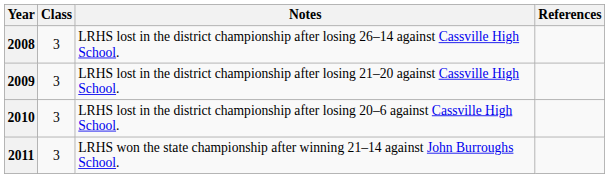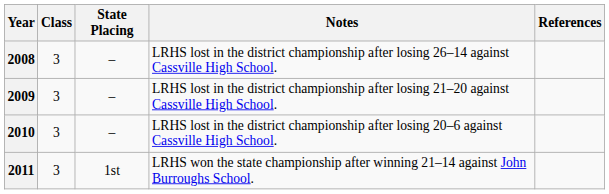+ column: (112, 22)
